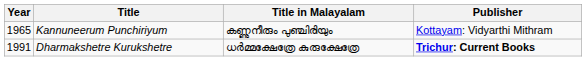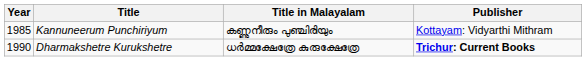(19, 30) 1965 -> (19, 30) 1985
(19, 47) 1991 -> (19, 47) 1990
